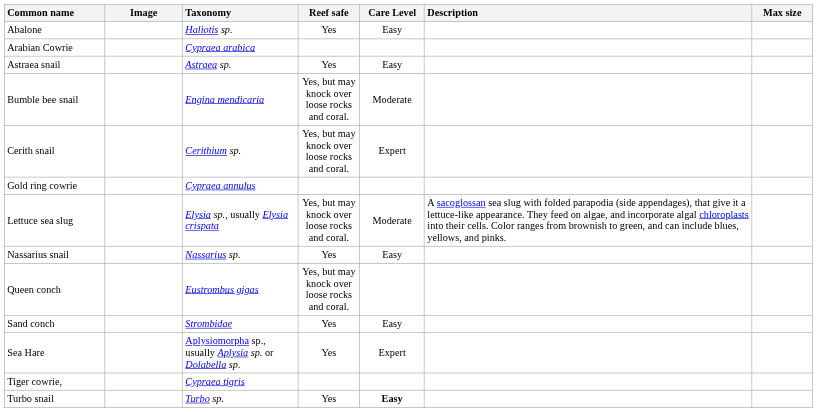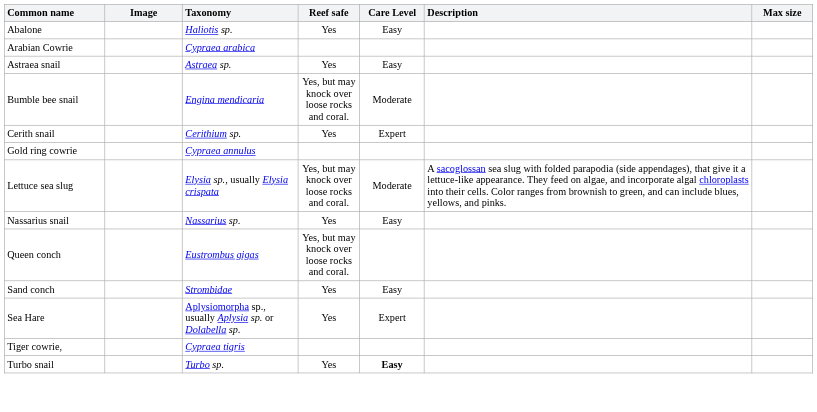(329, 151) Yes, but may knock over loose rocks and coral. -> (329, 134) Yes
